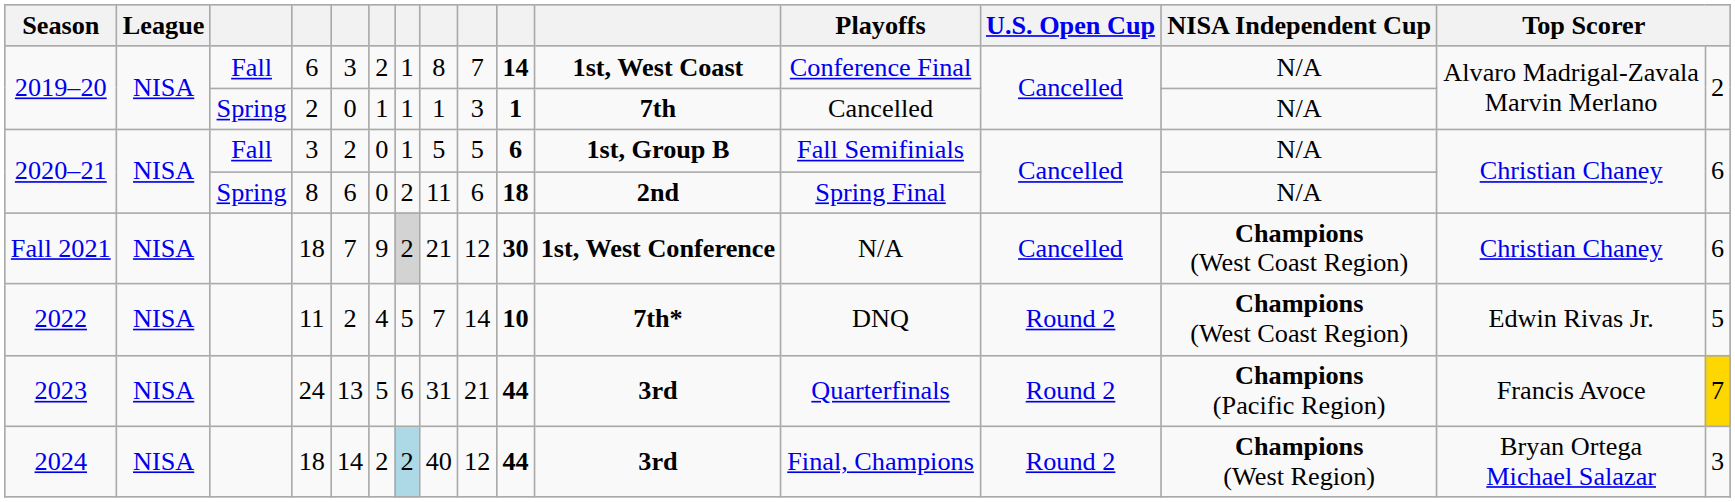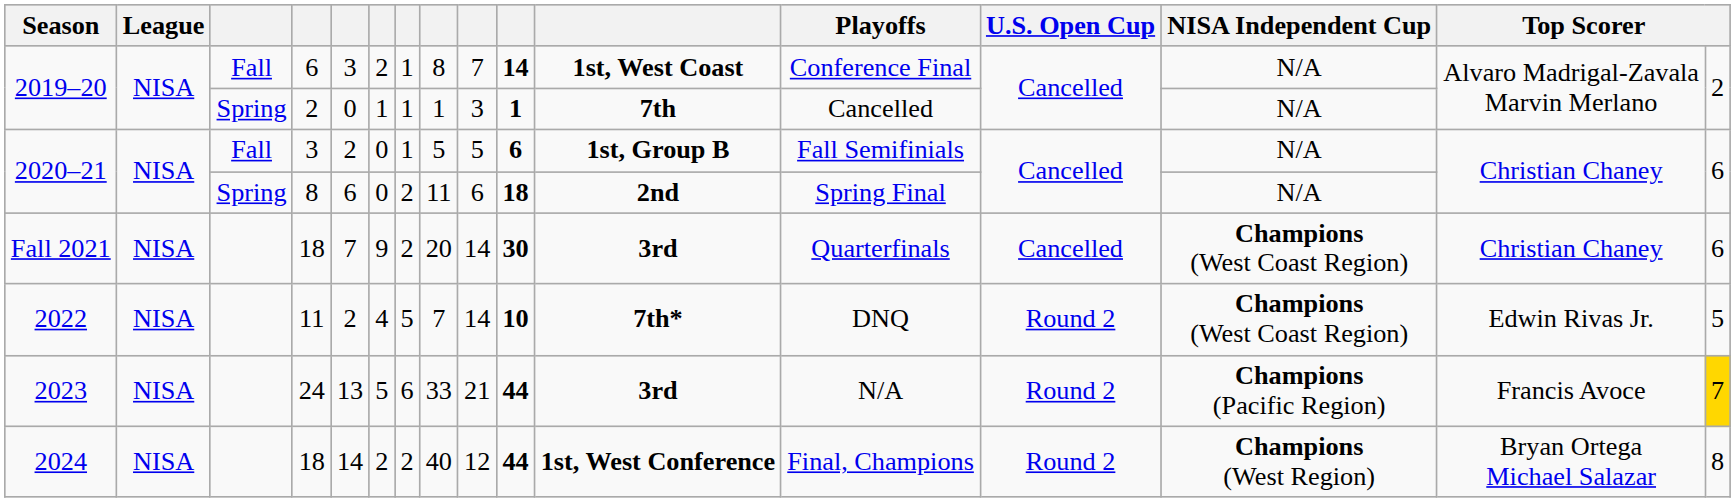(407, 248) lightgrey background -> (407, 248) no background
(439, 248) 21 -> (439, 248) 20
(477, 248) 12 -> (477, 248) 14
(658, 248) 1st, West Conference -> (658, 248) 3rd
(881, 248) N/A -> (881, 248) Quarterfinals
(439, 390) 31 -> (439, 390) 33
(881, 390) Quarterfinals -> (881, 390) N/A
(407, 461) lightblue background -> (407, 461) no background
(658, 461) 3rd -> (658, 461) 1st, West Conference
(1718, 461) 3 -> (1718, 461) 8
